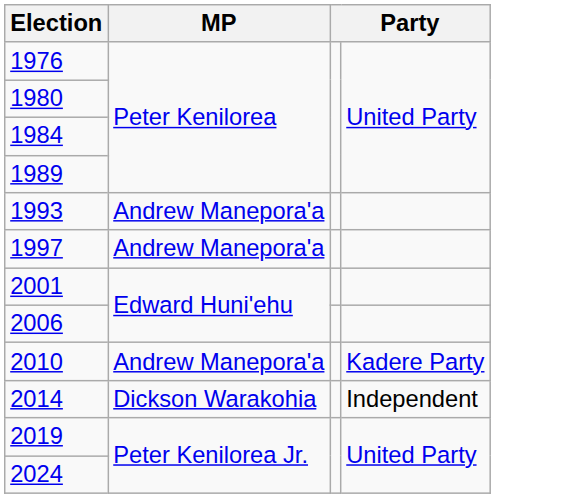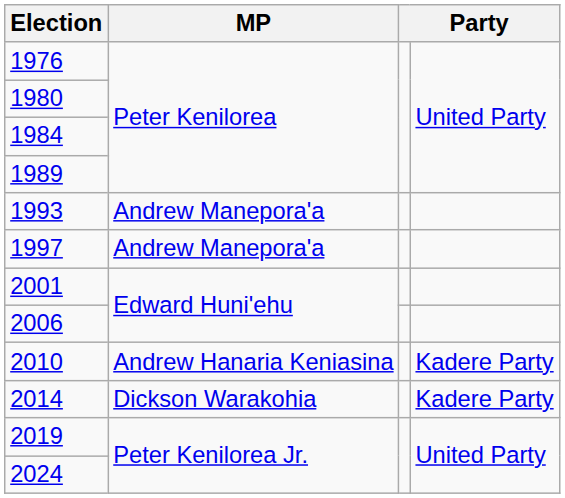(219, 361) Andrew Manepora'a -> (253, 361) Andrew Hanaria Keniasina
(412, 398) Independent -> (485, 398) Kadere Party
